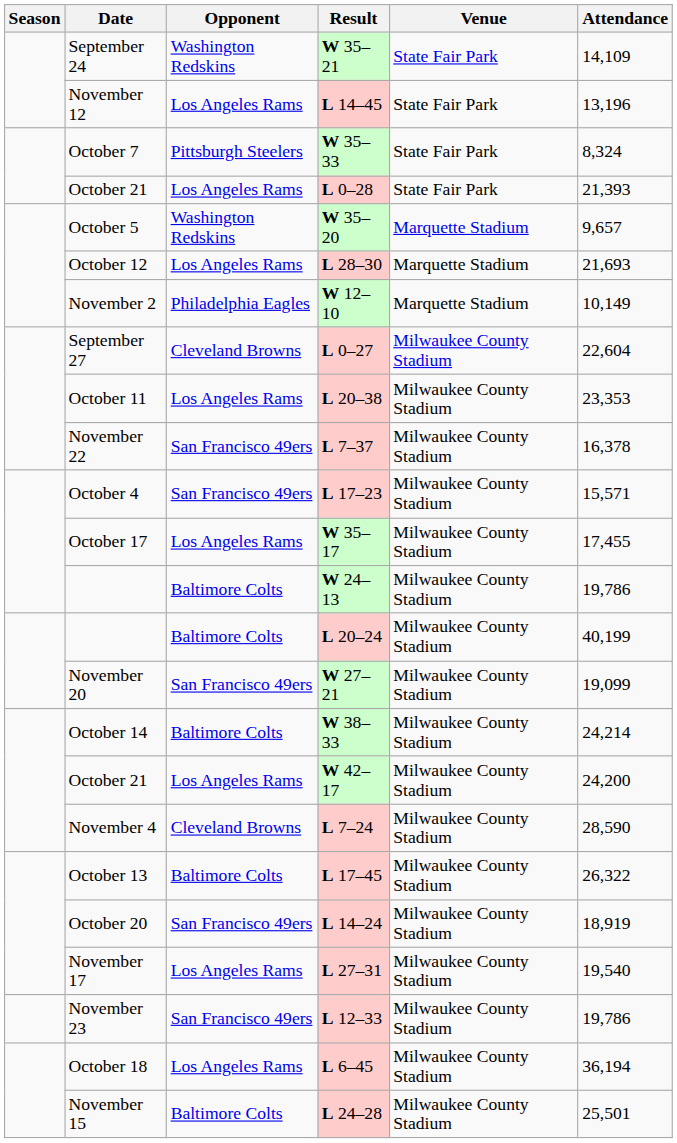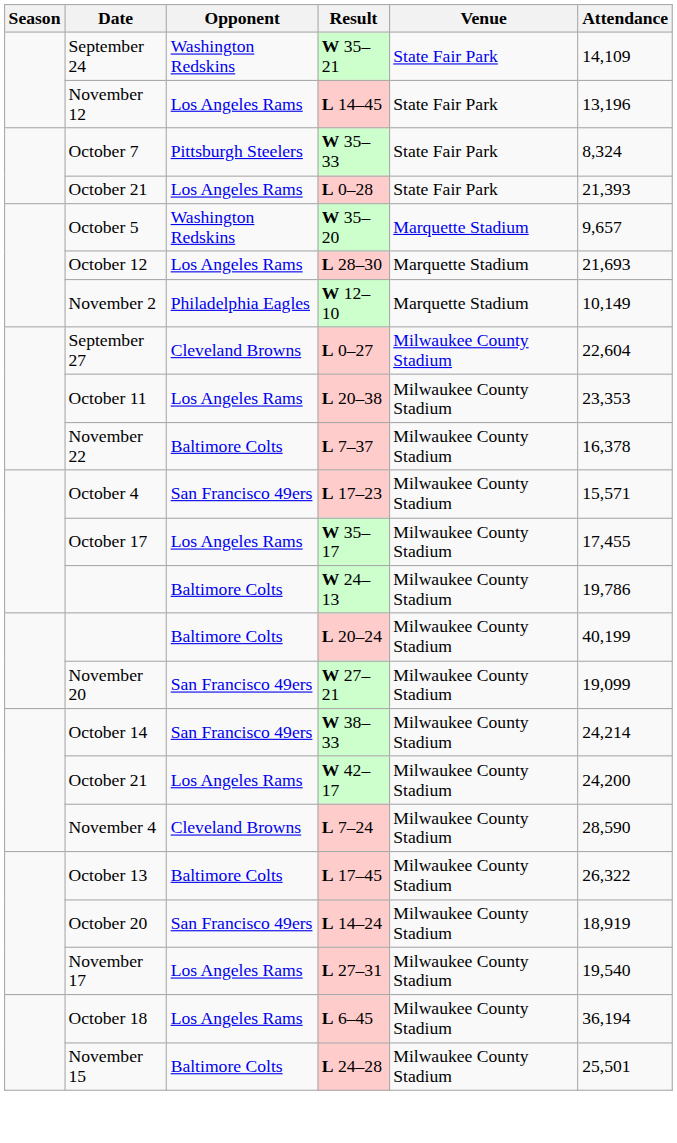(242, 446) San Francisco 49ers -> (227, 446) Baltimore Colts
(227, 732) Baltimore Colts -> (242, 732) San Francisco 49ers
- row: (106, 1018)
